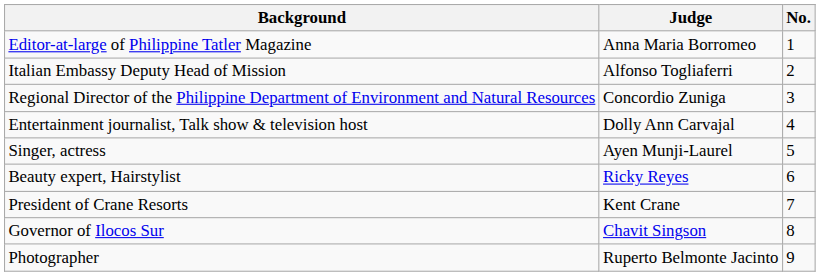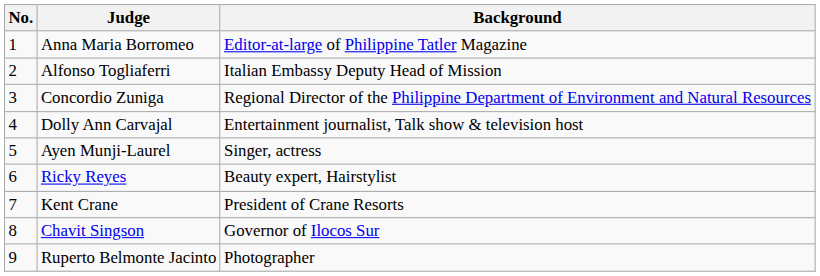columns swapped: (799, 17) <-> (302, 17)
